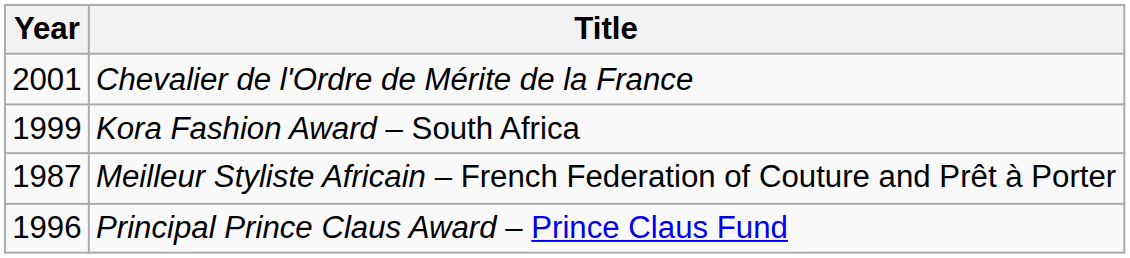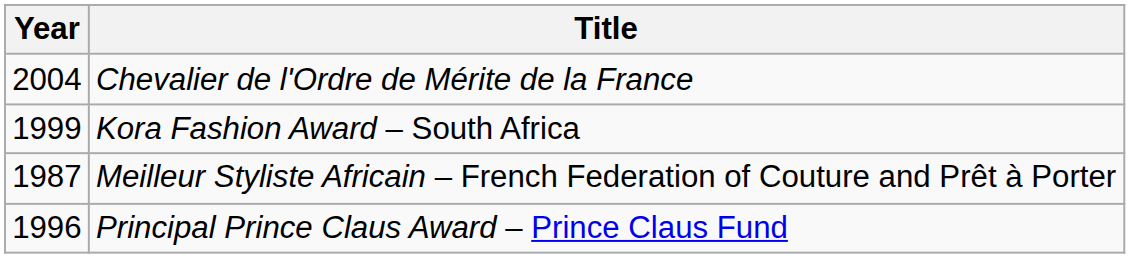(47, 78) 2001 -> (47, 78) 2004
